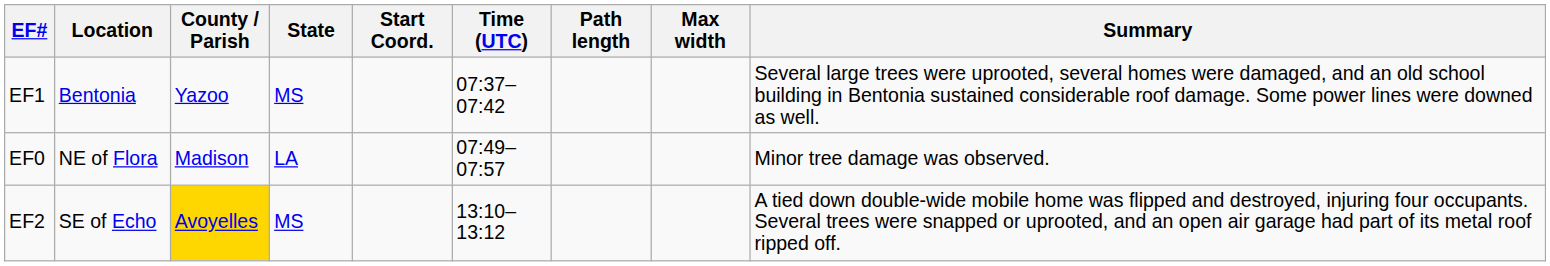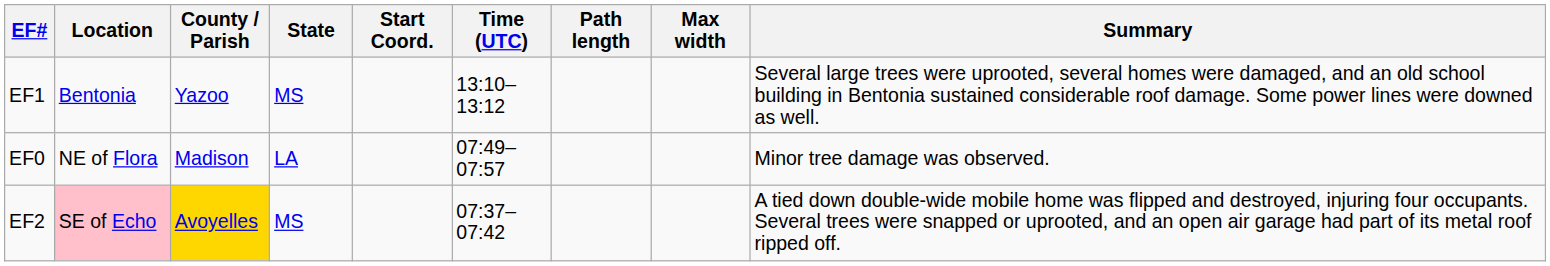(486, 94) 07:37–07:42 -> (486, 94) 13:10–13:12
(108, 222) no background -> (108, 222) pink background
(486, 222) 13:10–13:12 -> (486, 222) 07:37–07:42
